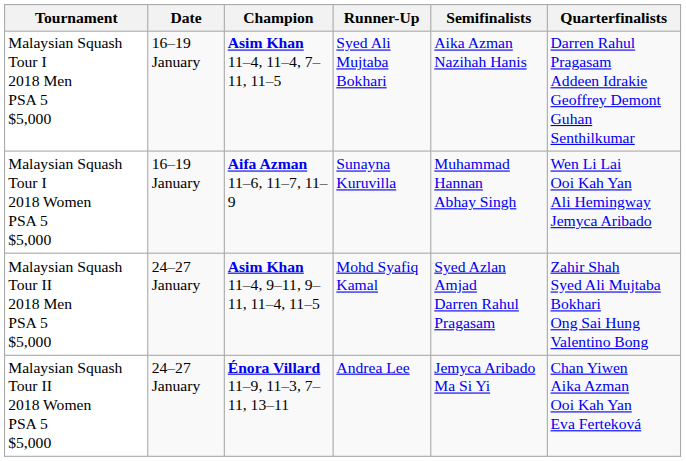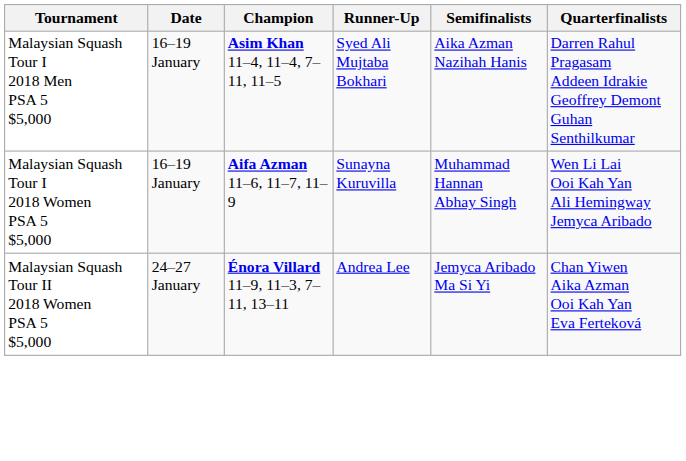- row: (65, 303)
